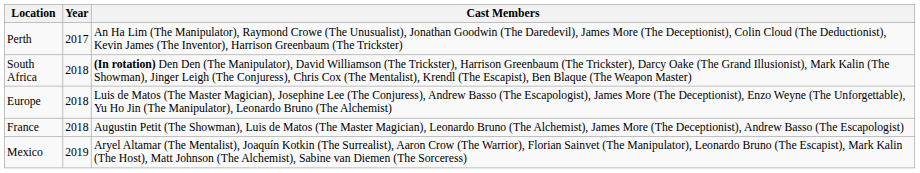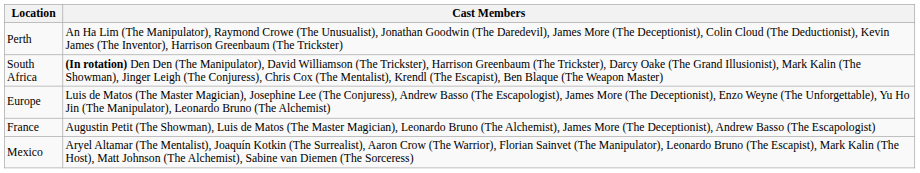- column: (77, 13)
